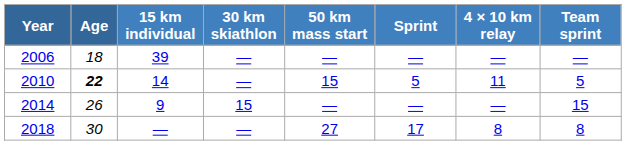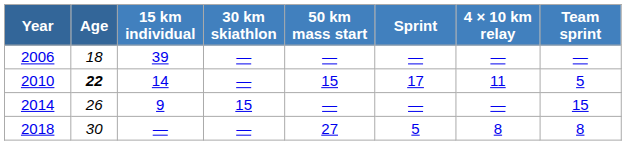(416, 81) 5 -> (416, 81) 17
(416, 129) 17 -> (416, 129) 5
